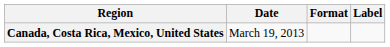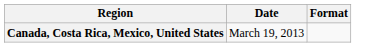- column: (368, 13)
